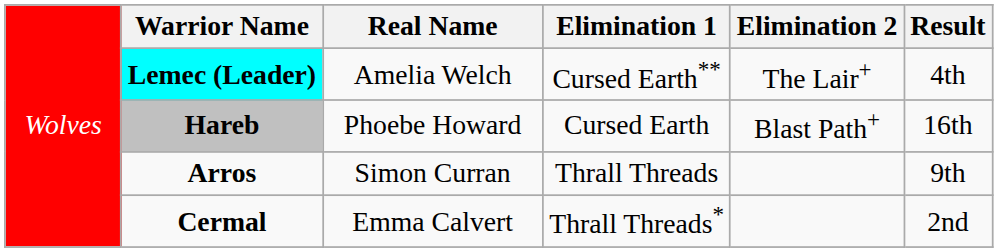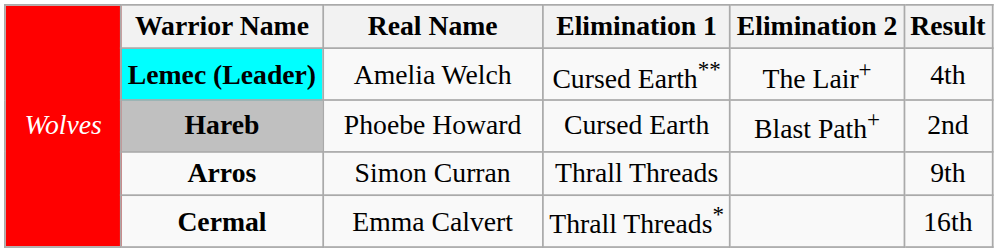(948, 125) 16th -> (948, 125) 2nd
(948, 220) 2nd -> (948, 220) 16th
